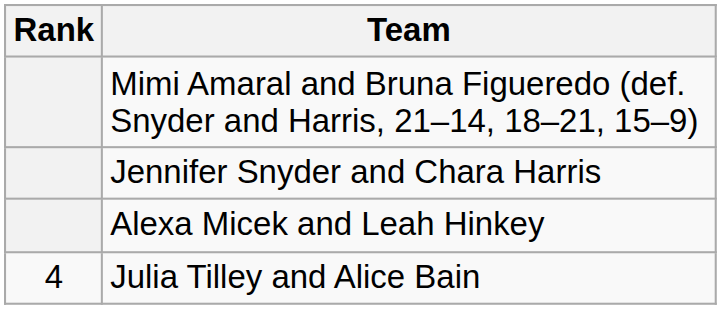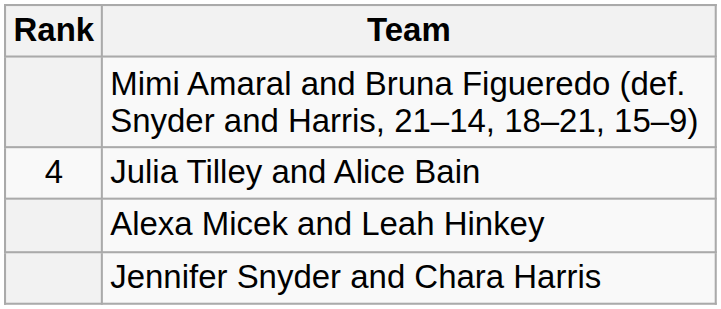rows swapped: (356, 172) <-> (295, 276)
